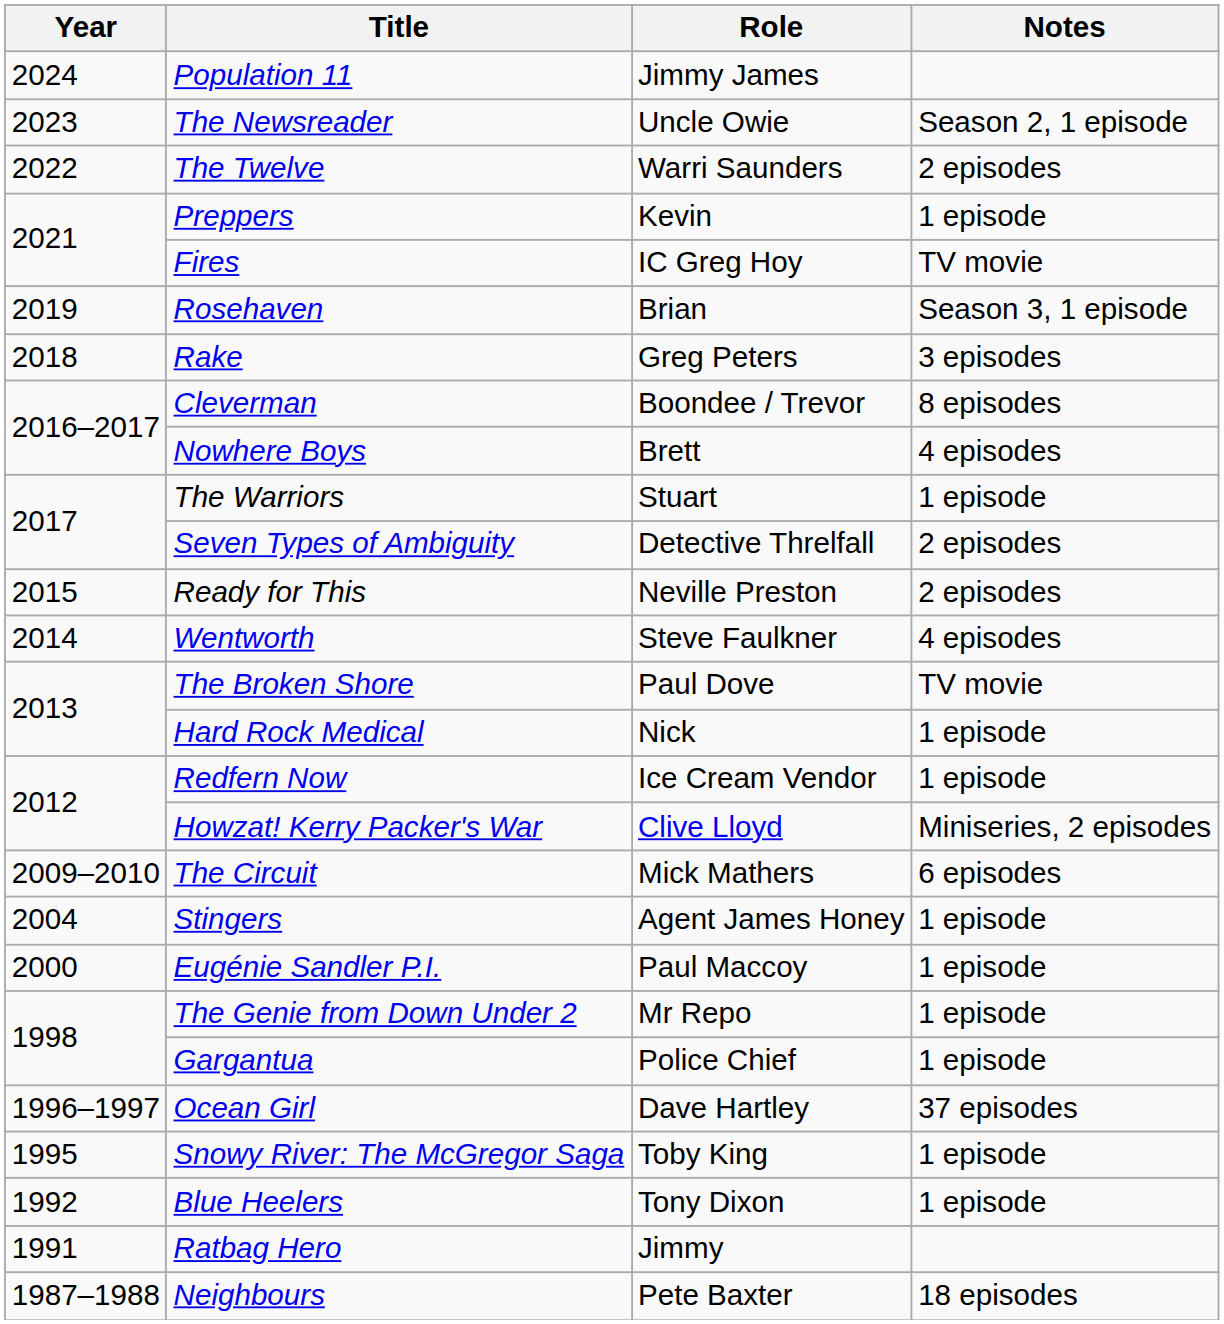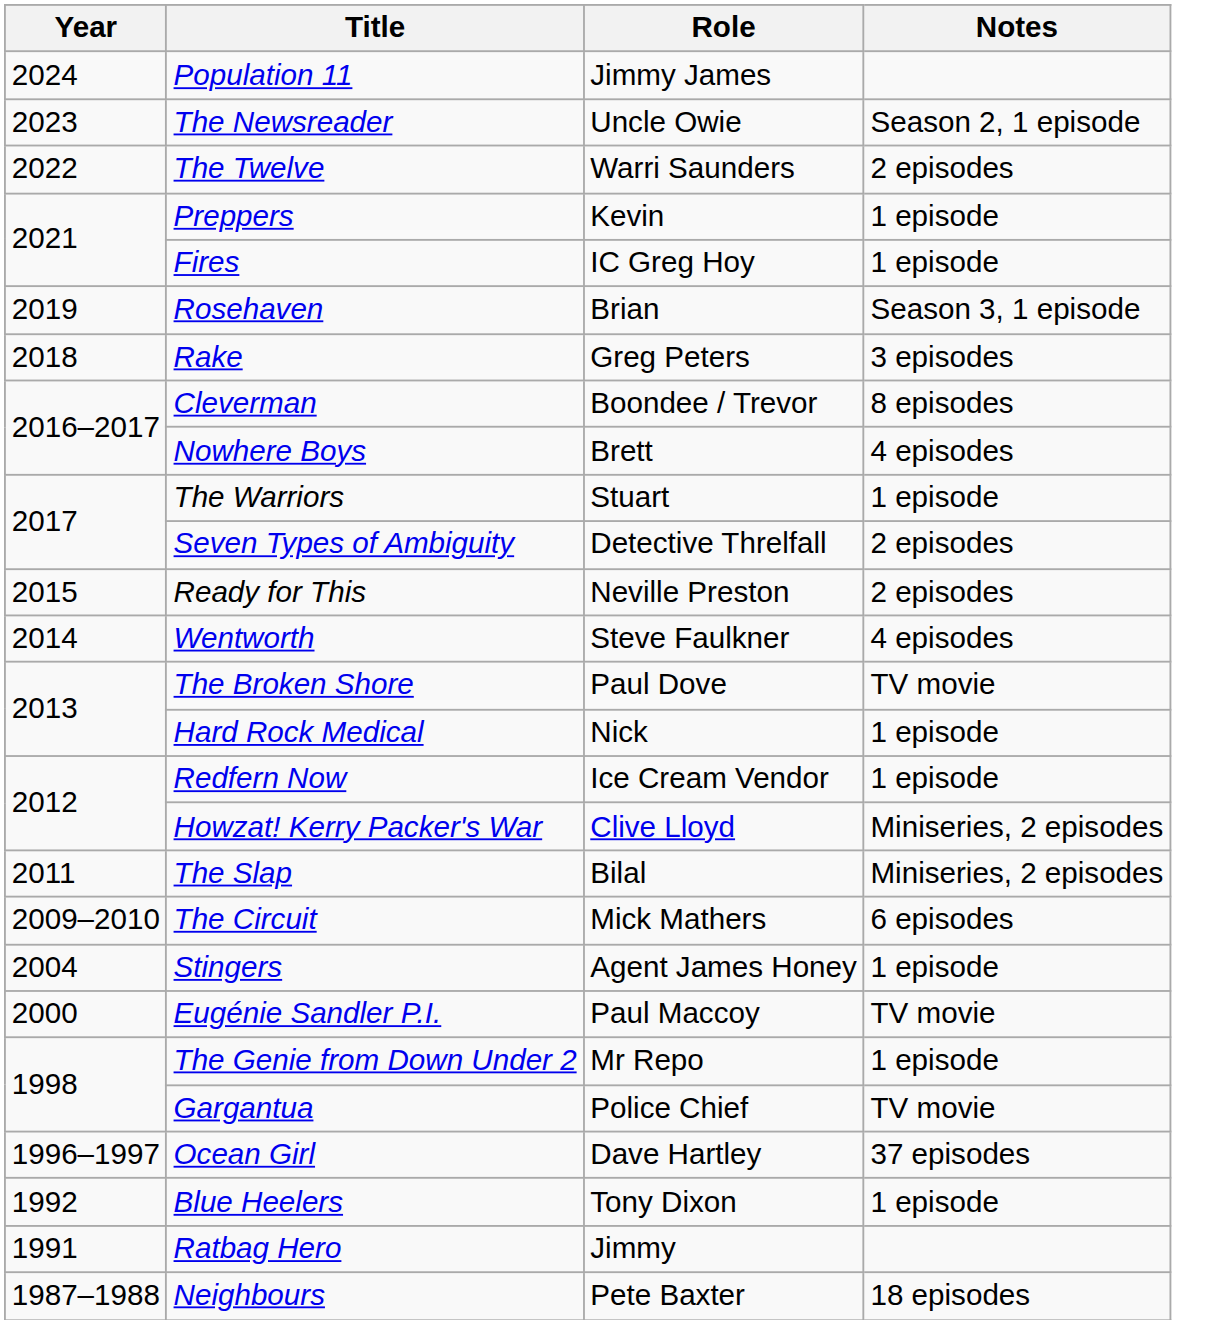(981, 262) TV movie -> (935, 262) 1 episode
+ row: (233, 872)
(982, 966) 1 episode -> (933, 1013) TV movie
(982, 1060) 1 episode -> (933, 1107) TV movie
- row: (399, 1154)
